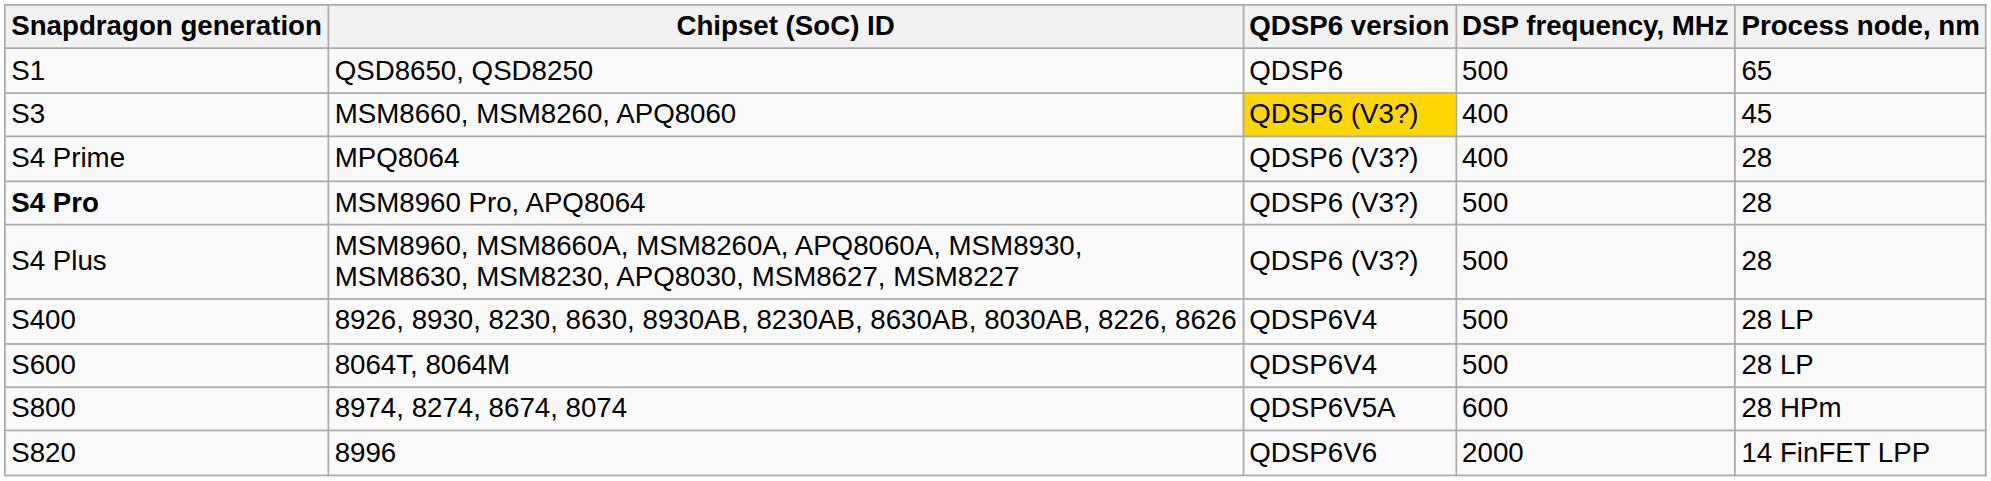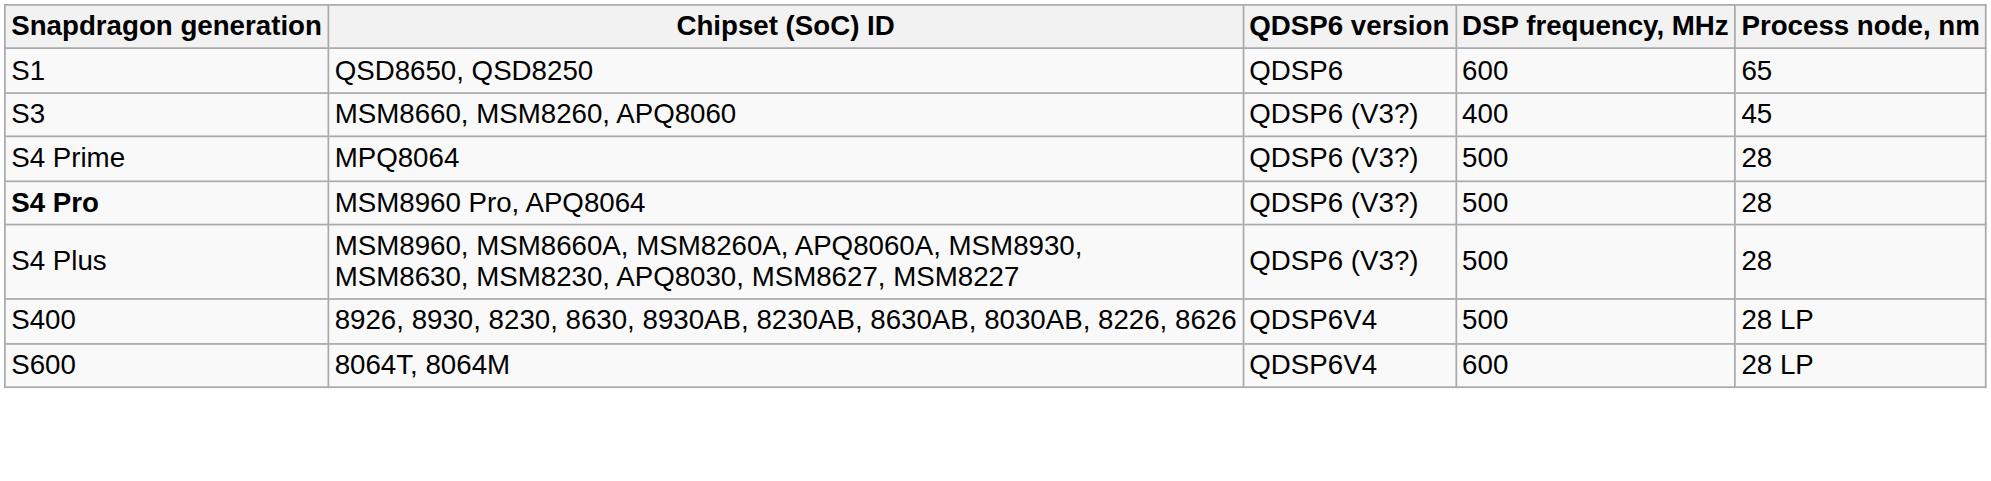(1485, 70) 500 -> (1485, 70) 600
(1334, 114) gold background -> (1334, 114) no background
(1485, 158) 400 -> (1485, 158) 500
(1485, 364) 500 -> (1485, 364) 600
- row: (481, 408)
- row: (365, 452)
